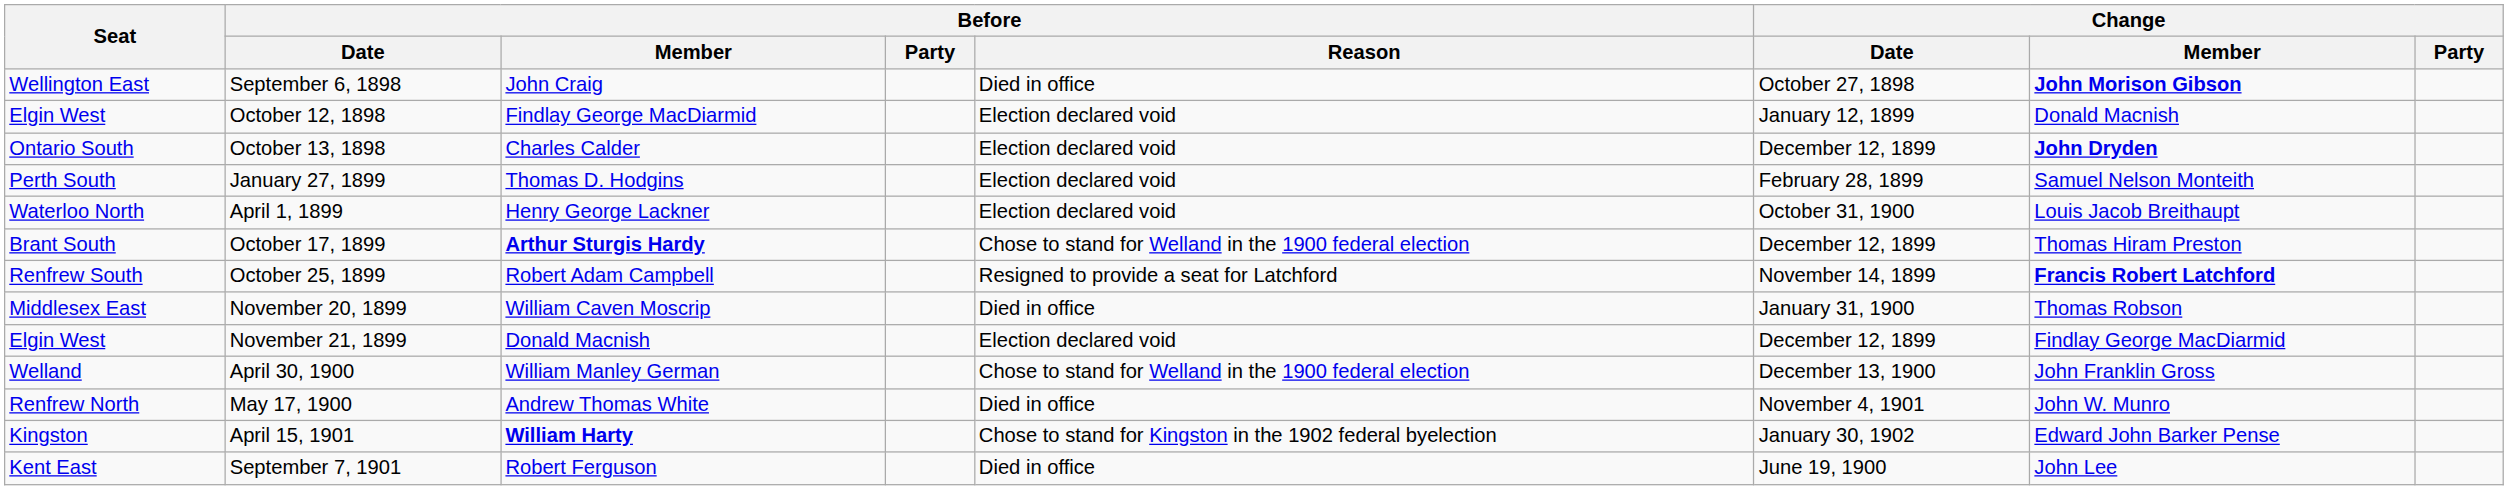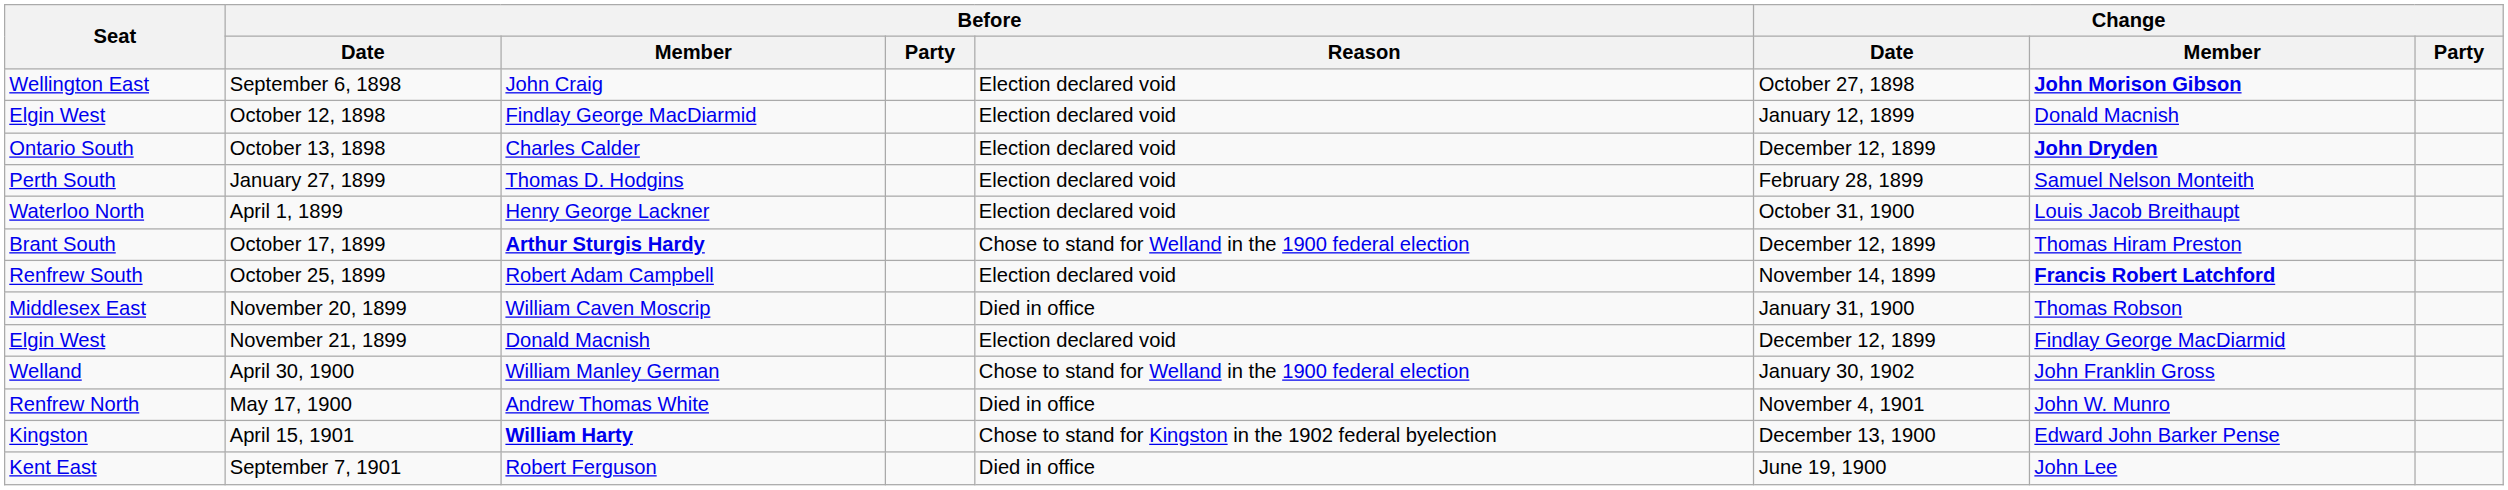(1037, 84) Died in office -> (1077, 84) Election declared void
(1158, 276) Resigned to provide a seat for Latchford -> (1077, 276) Election declared void
(1847, 372) December 13, 1900 -> (1837, 372) January 30, 1902
(1837, 436) January 30, 1902 -> (1847, 436) December 13, 1900
